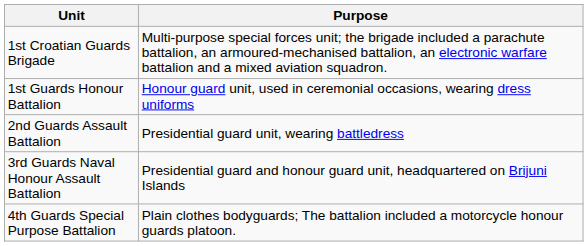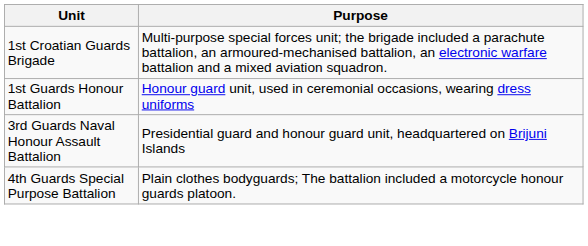- row: (67, 134)
